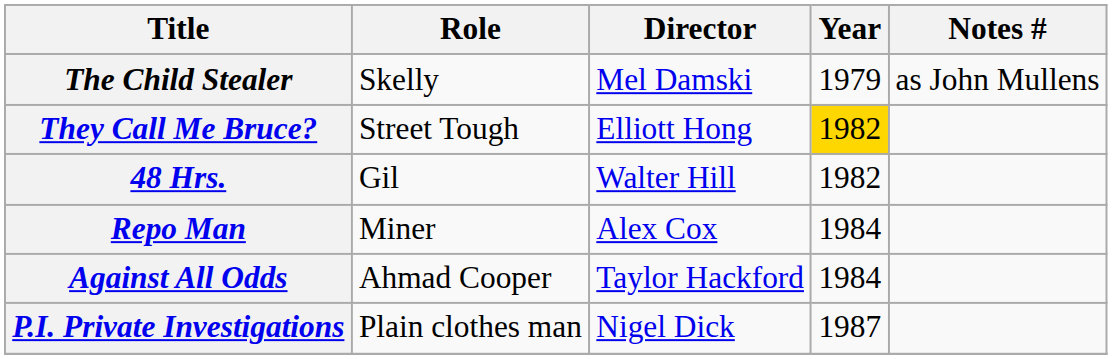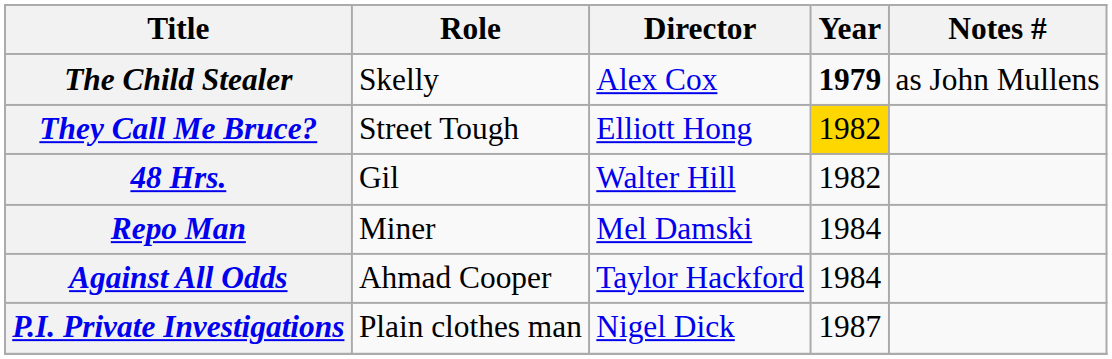(674, 79) Mel Damski -> (657, 79) Alex Cox
(850, 79) normal -> (850, 79) bold
(657, 228) Alex Cox -> (674, 228) Mel Damski
